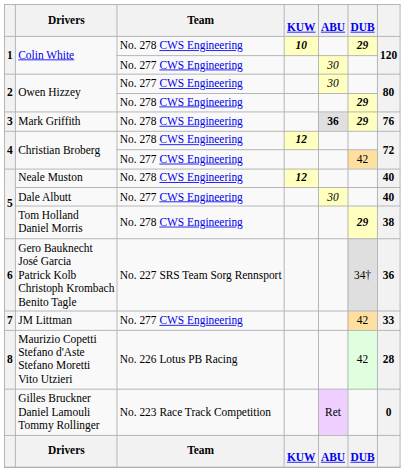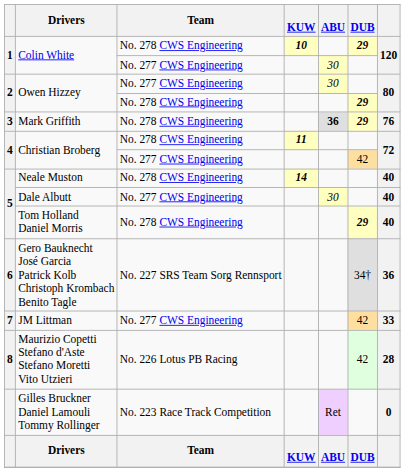(301, 140) 12 -> (301, 140) 11
(301, 177) 12 -> (301, 177) 14
(389, 222) 38 -> (389, 222) 40
